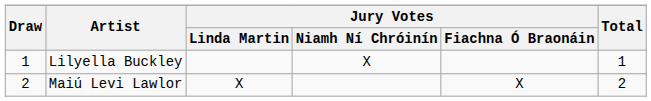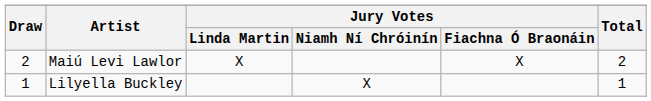rows swapped: (116, 62) <-> (116, 85)
